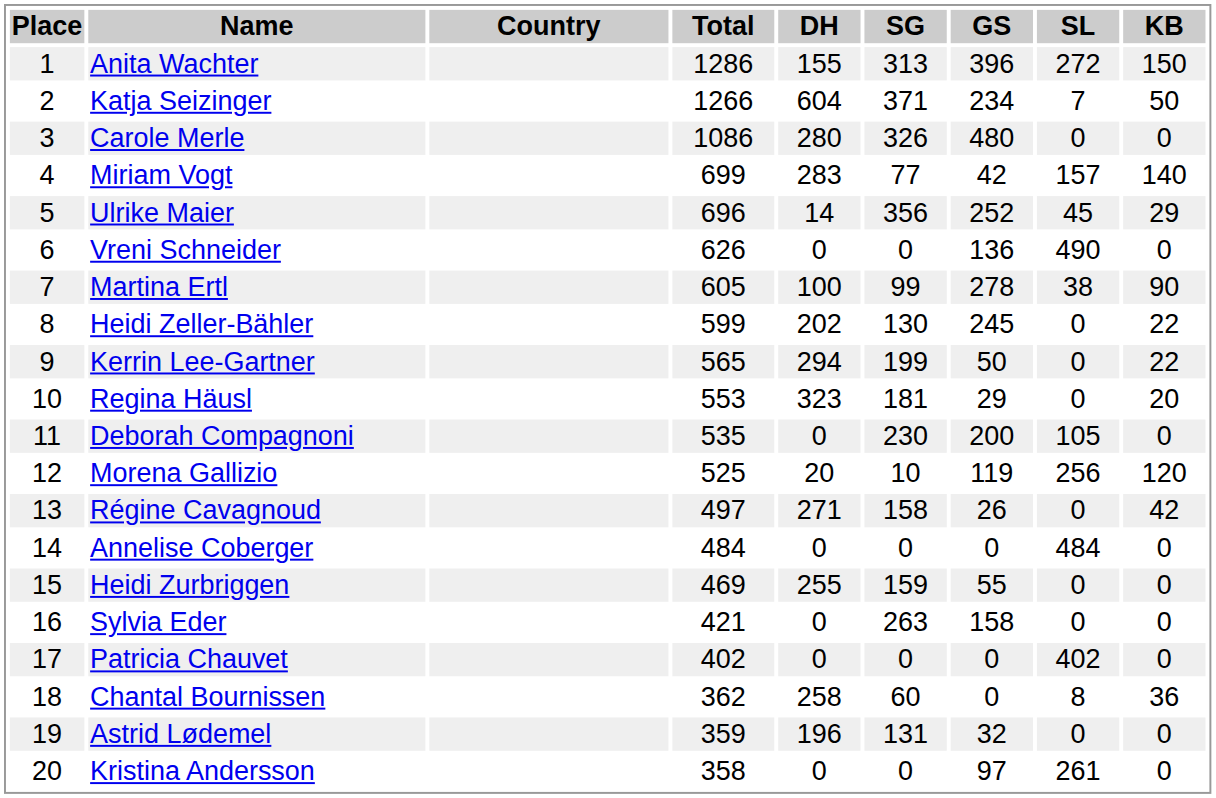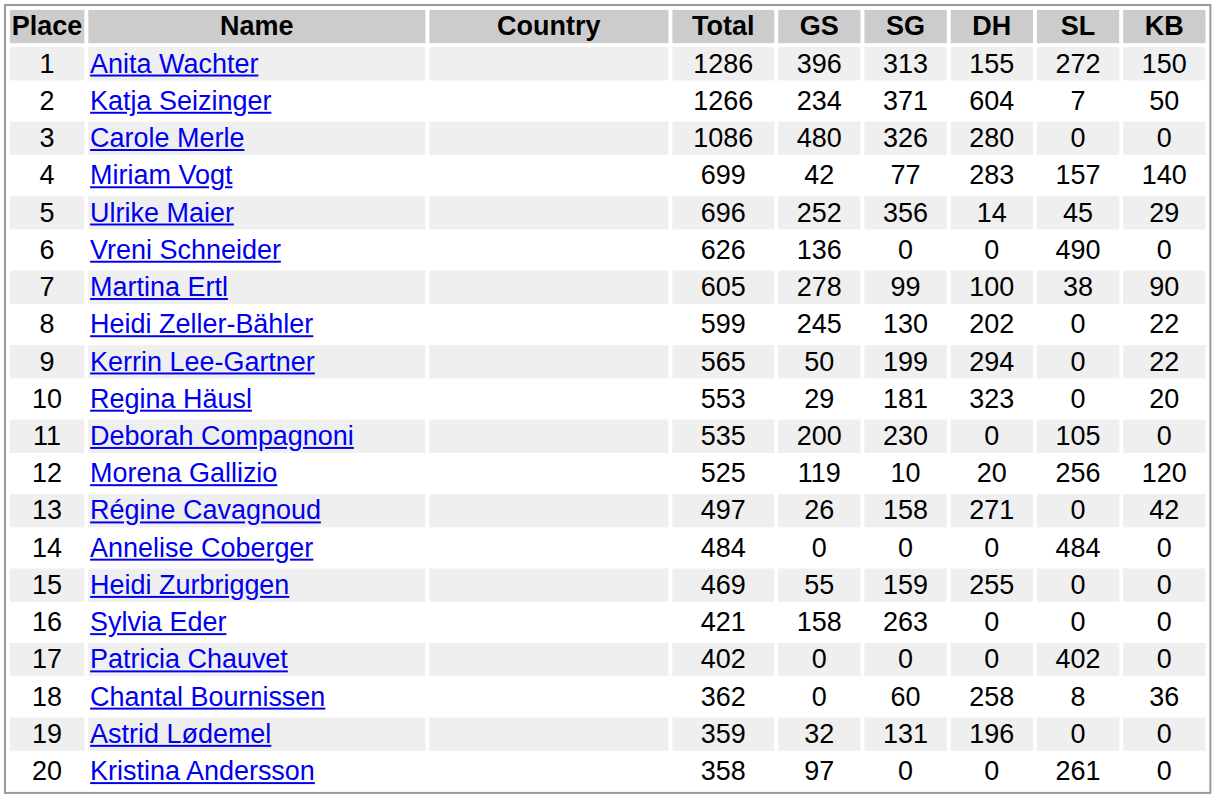columns swapped: (819, 27) <-> (992, 27)
